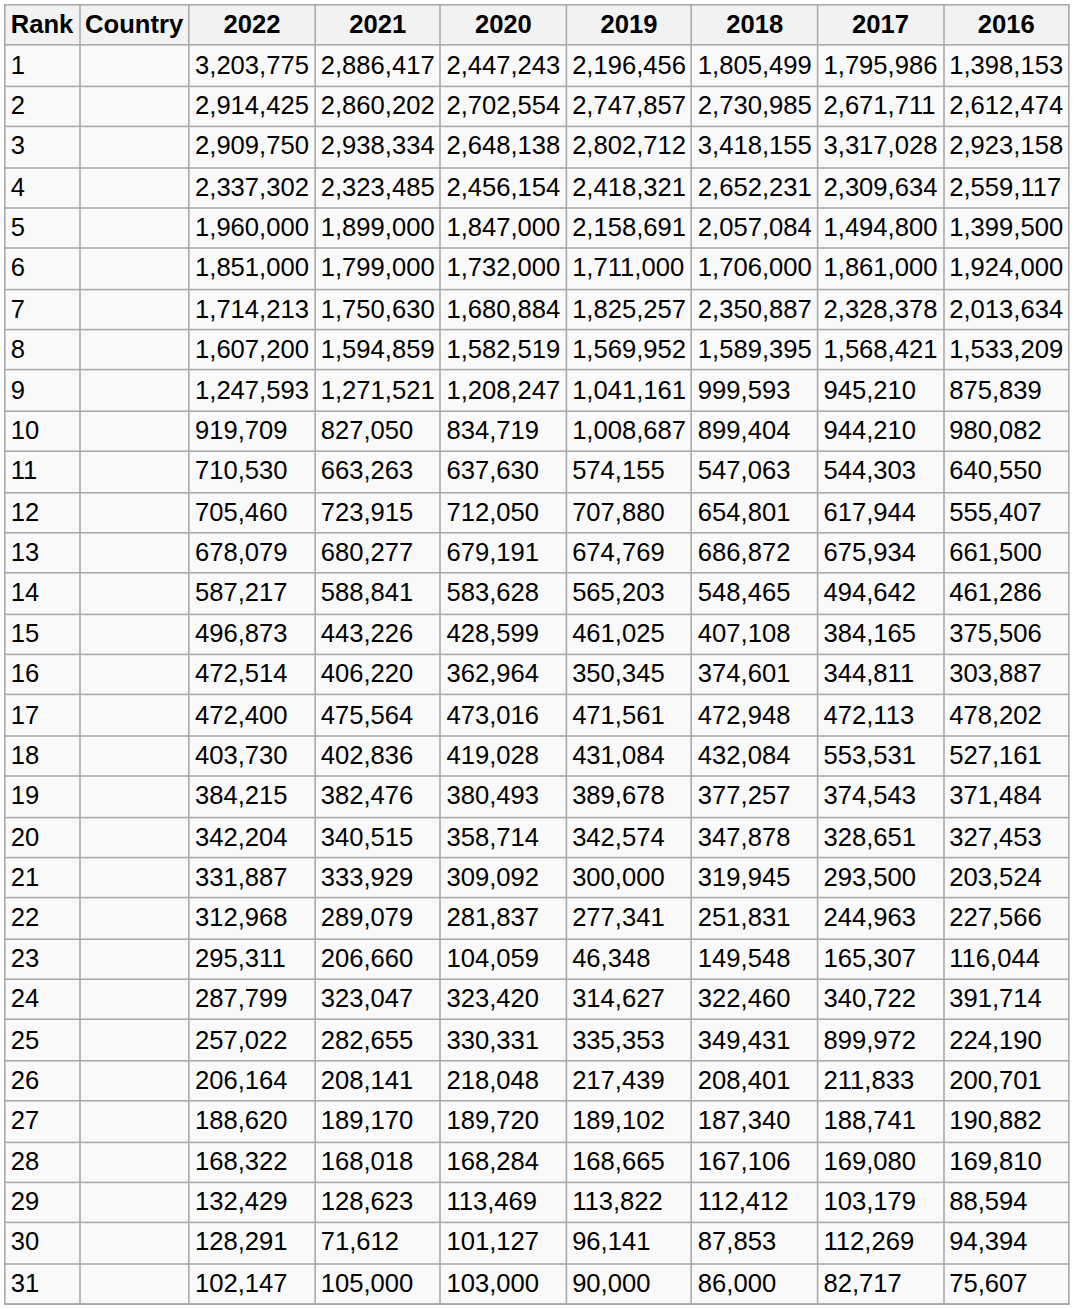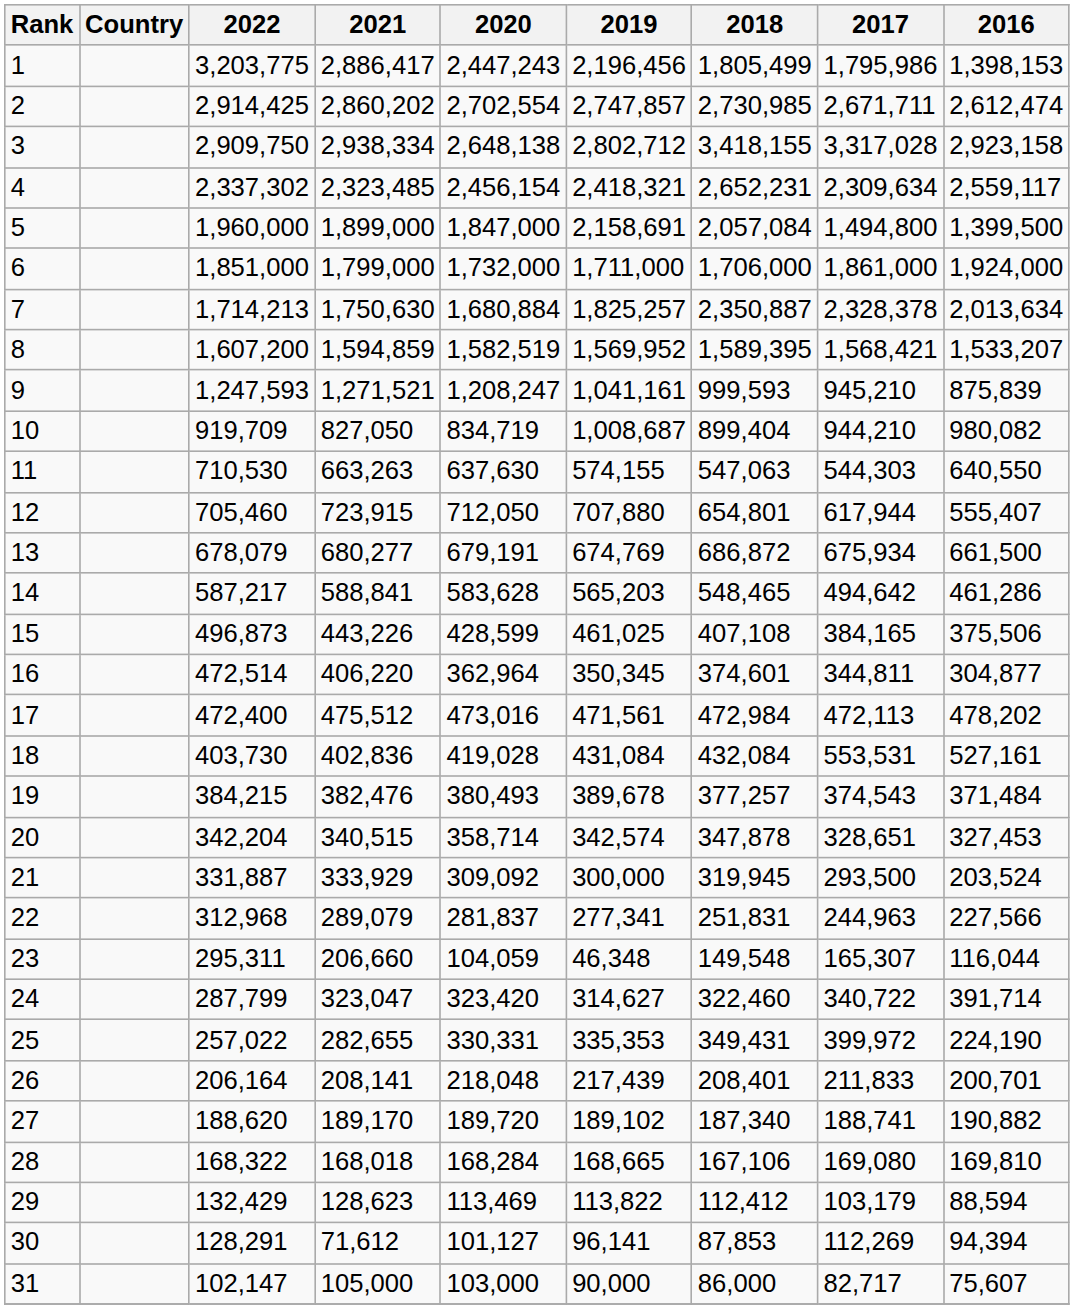(1006, 349) 1,533,209 -> (1006, 349) 1,533,207
(996, 674) 303,887 -> (996, 674) 304,877
(367, 715) 475,564 -> (367, 715) 475,512
(744, 715) 472,948 -> (744, 715) 472,984
(870, 1039) 899,972 -> (870, 1039) 399,972
